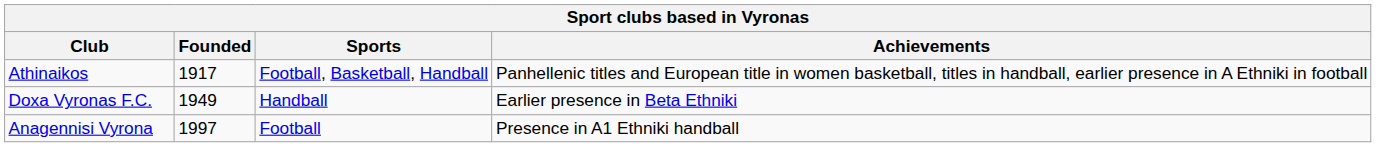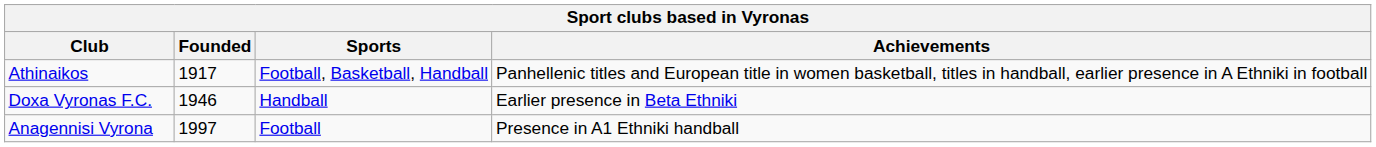(198, 100) 1949 -> (198, 100) 1946
